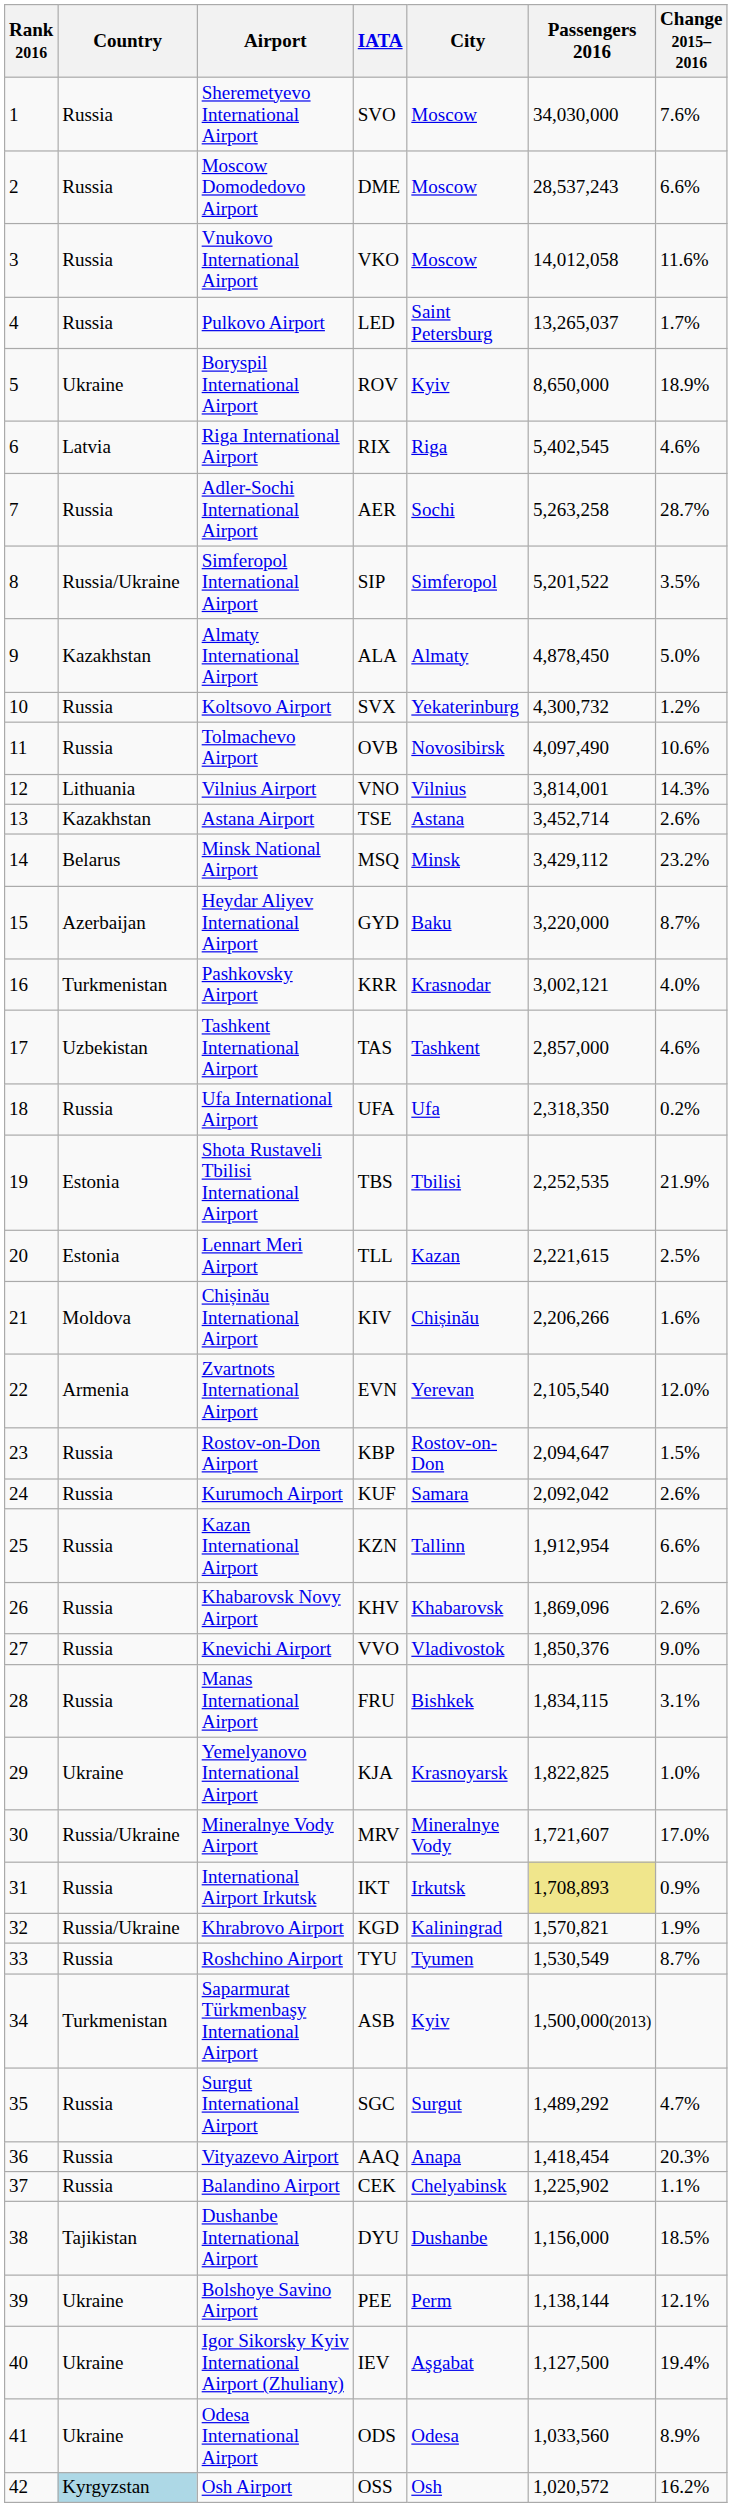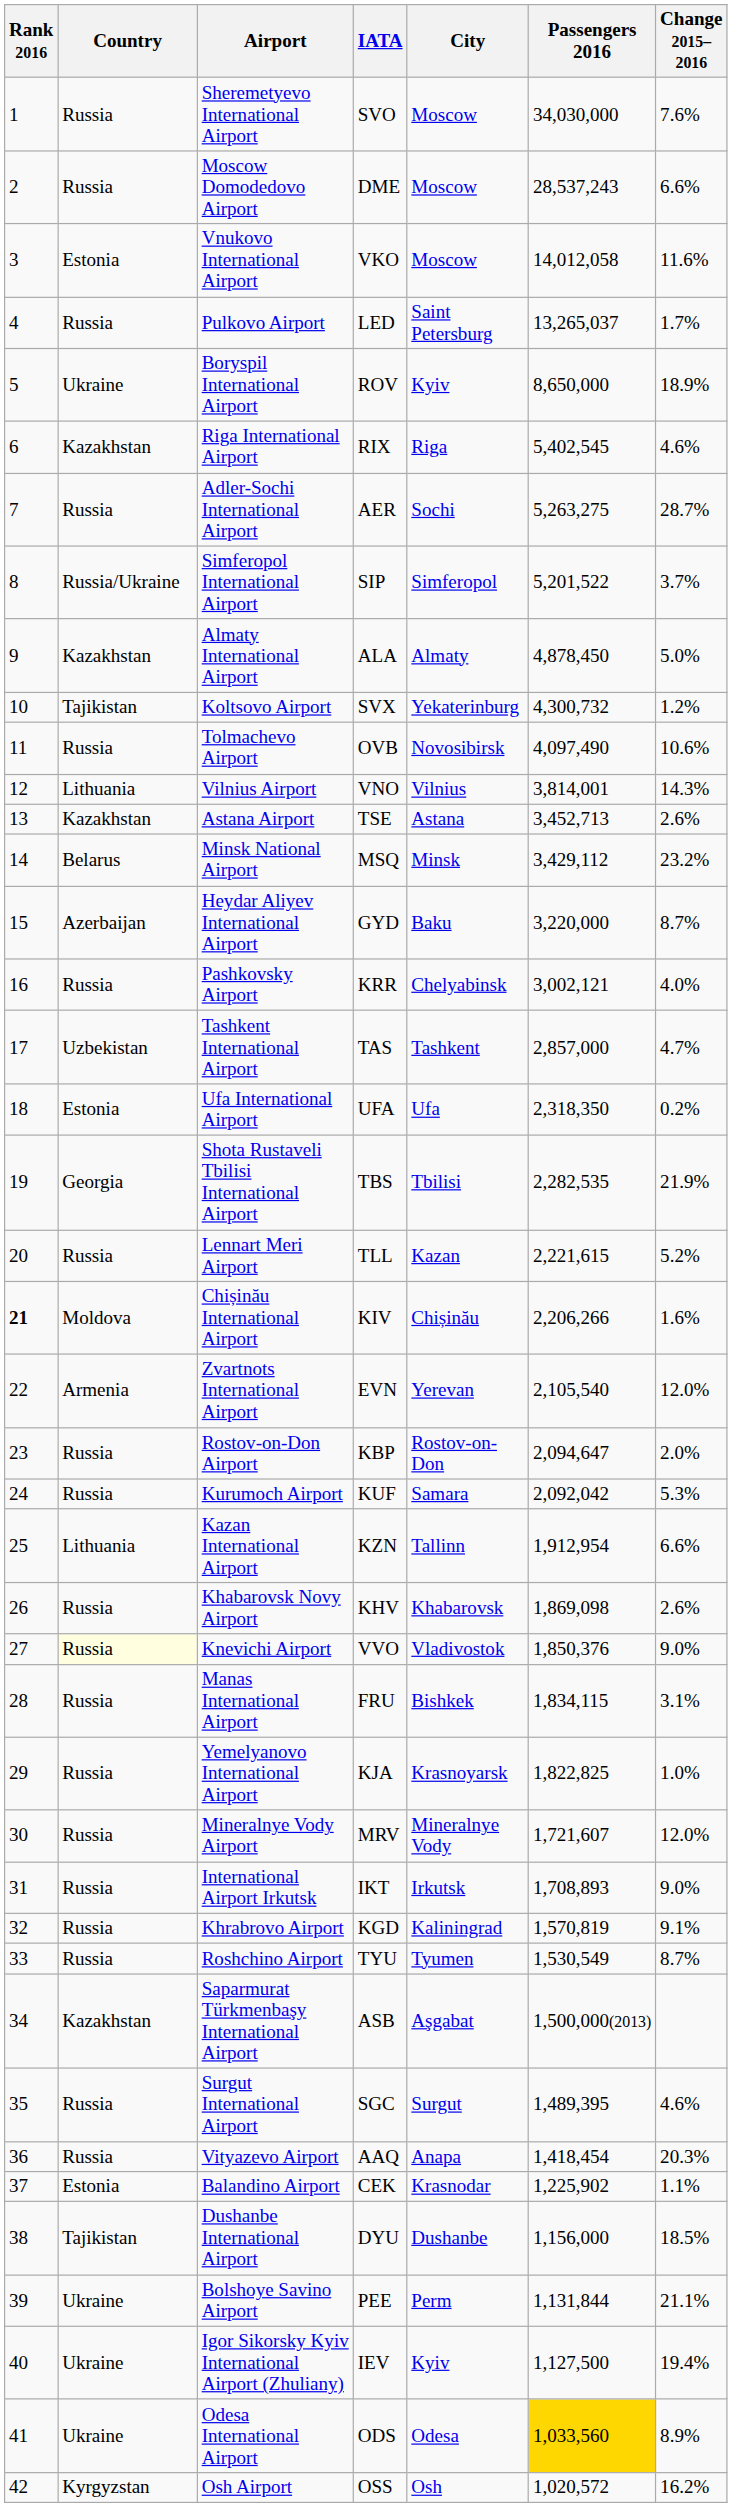(88, 260) Russia -> (91, 260) Estonia
(87, 447) Latvia -> (107, 447) Kazakhstan
(571, 509) 5,263,258 -> (571, 509) 5,263,275
(680, 582) 3.5% -> (680, 582) 3.7%
(88, 707) Russia -> (100, 707) Tajikistan
(571, 819) 3,452,714 -> (571, 819) 3,452,713
(115, 984) Turkmenistan -> (88, 984) Russia
(451, 984) Krasnodar -> (459, 984) Chelyabinsk
(680, 1047) 4.6% -> (680, 1047) 4.7%
(88, 1109) Russia -> (91, 1109) Estonia
(91, 1182) Estonia -> (93, 1182) Georgia
(571, 1182) 2,252,535 -> (571, 1182) 2,282,535
(91, 1255) Estonia -> (88, 1255) Russia
(680, 1255) 2.5% -> (680, 1255) 5.2%
(19, 1317) normal -> (19, 1317) bold
(680, 1453) 1.5% -> (680, 1453) 2.0%
(680, 1494) 2.6% -> (680, 1494) 5.3%
(88, 1545) Russia -> (99, 1545) Lithuania
(571, 1607) 1,869,096 -> (571, 1607) 1,869,098
(88, 1648) no background -> (88, 1648) lightyellow background
(93, 1773) Ukraine -> (88, 1773) Russia
(121, 1835) Russia/Ukraine -> (88, 1835) Russia
(685, 1835) 17.0% -> (685, 1835) 12.0%
(571, 1887) khaki background -> (571, 1887) no background
(680, 1887) 0.9% -> (680, 1887) 9.0%
(121, 1928) Russia/Ukraine -> (88, 1928) Russia
(571, 1928) 1,570,821 -> (571, 1928) 1,570,819
(680, 1928) 1.9% -> (680, 1928) 9.1%
(115, 2020) Turkmenistan -> (107, 2020) Kazakhstan
(430, 2020) Kyiv -> (443, 2020) Aşgabat
(571, 2104) 1,489,292 -> (571, 2104) 1,489,395
(680, 2104) 4.7% -> (680, 2104) 4.6%
(88, 2186) Russia -> (91, 2186) Estonia
(459, 2186) Chelyabinsk -> (451, 2186) Krasnodar
(571, 2300) 1,138,144 -> (571, 2300) 1,131,844
(685, 2300) 12.1% -> (685, 2300) 21.1%
(443, 2362) Aşgabat -> (430, 2362) Kyiv
(571, 2435) no background -> (571, 2435) gold background
(106, 2487) lightblue background -> (106, 2487) no background
